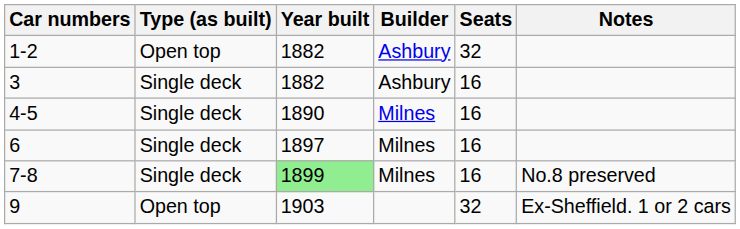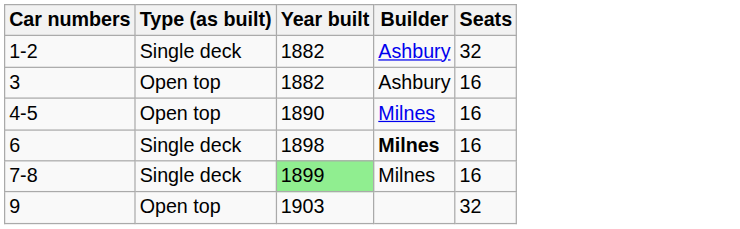- column: (626, 20)
(180, 51) Open top -> (190, 51) Single deck
(190, 82) Single deck -> (180, 82) Open top
(190, 113) Single deck -> (180, 113) Open top
(303, 144) 1897 -> (303, 144) 1898
(407, 144) normal -> (409, 144) bold
